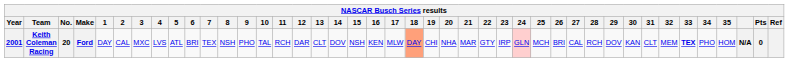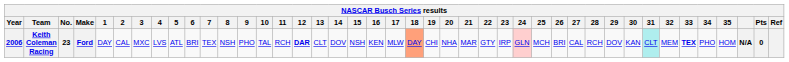(14, 43) 2001 -> (14, 43) 2006
(66, 43) 20 -> (66, 43) 23
(302, 43) normal -> (302, 43) bold
(650, 43) no background -> (651, 43) paleturquoise background
